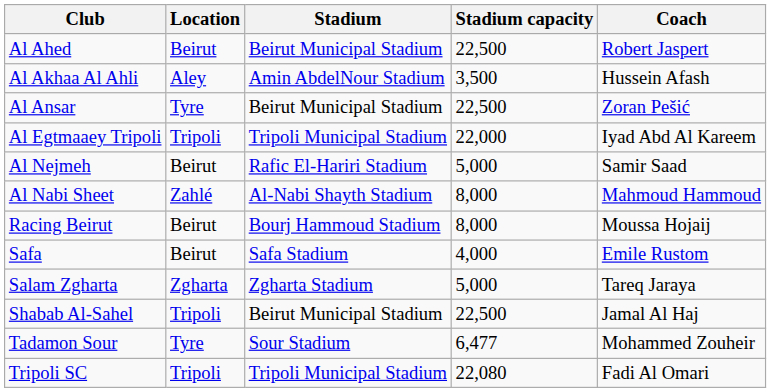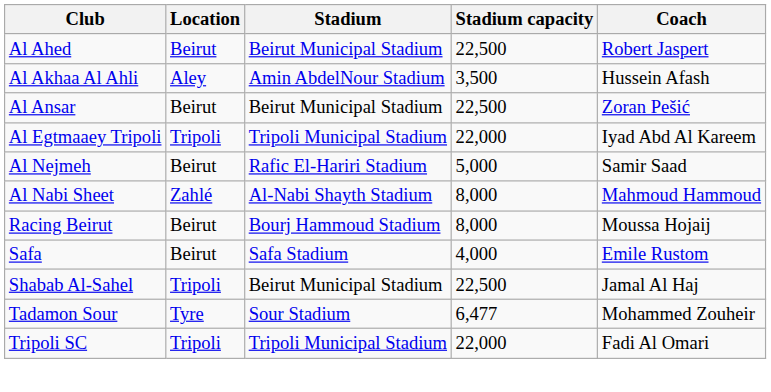(187, 107) Tyre -> (193, 107) Beirut
- row: (63, 284)
(481, 372) 22,080 -> (481, 343) 22,000
